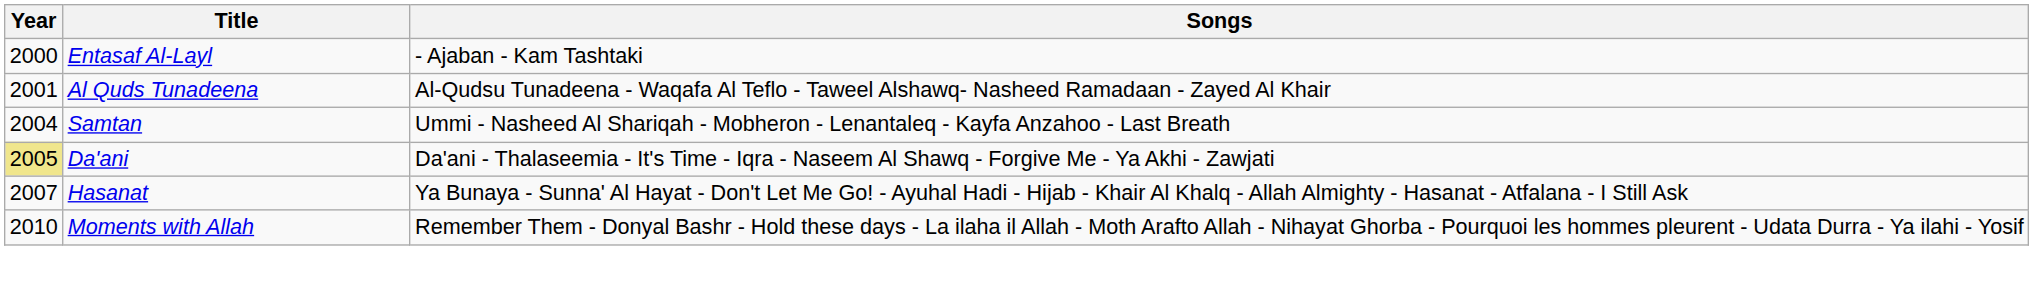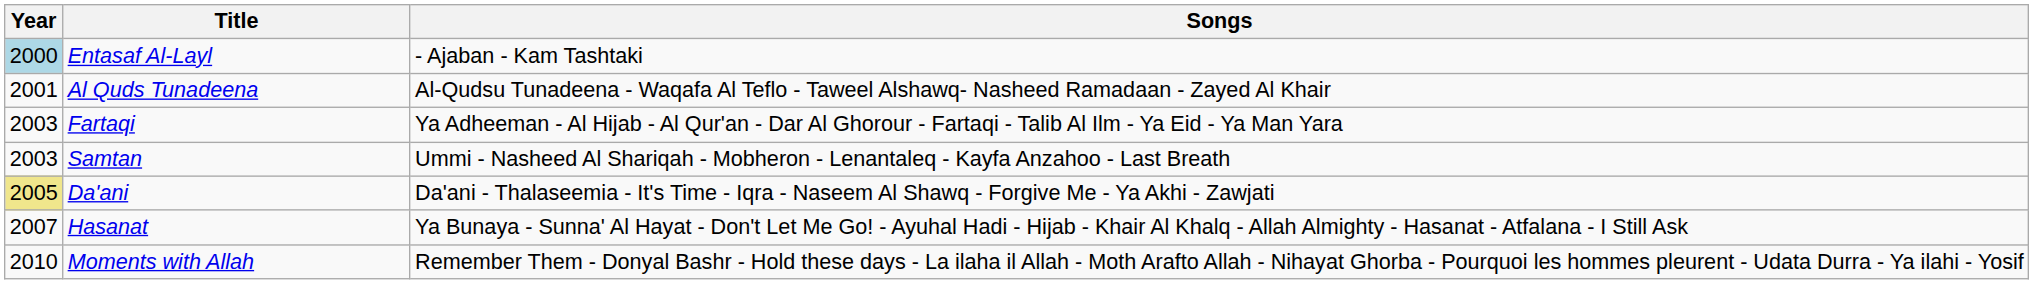(34, 55) no background -> (34, 55) lightblue background
+ row: (101, 124)
(34, 124) 2004 -> (34, 158) 2003
